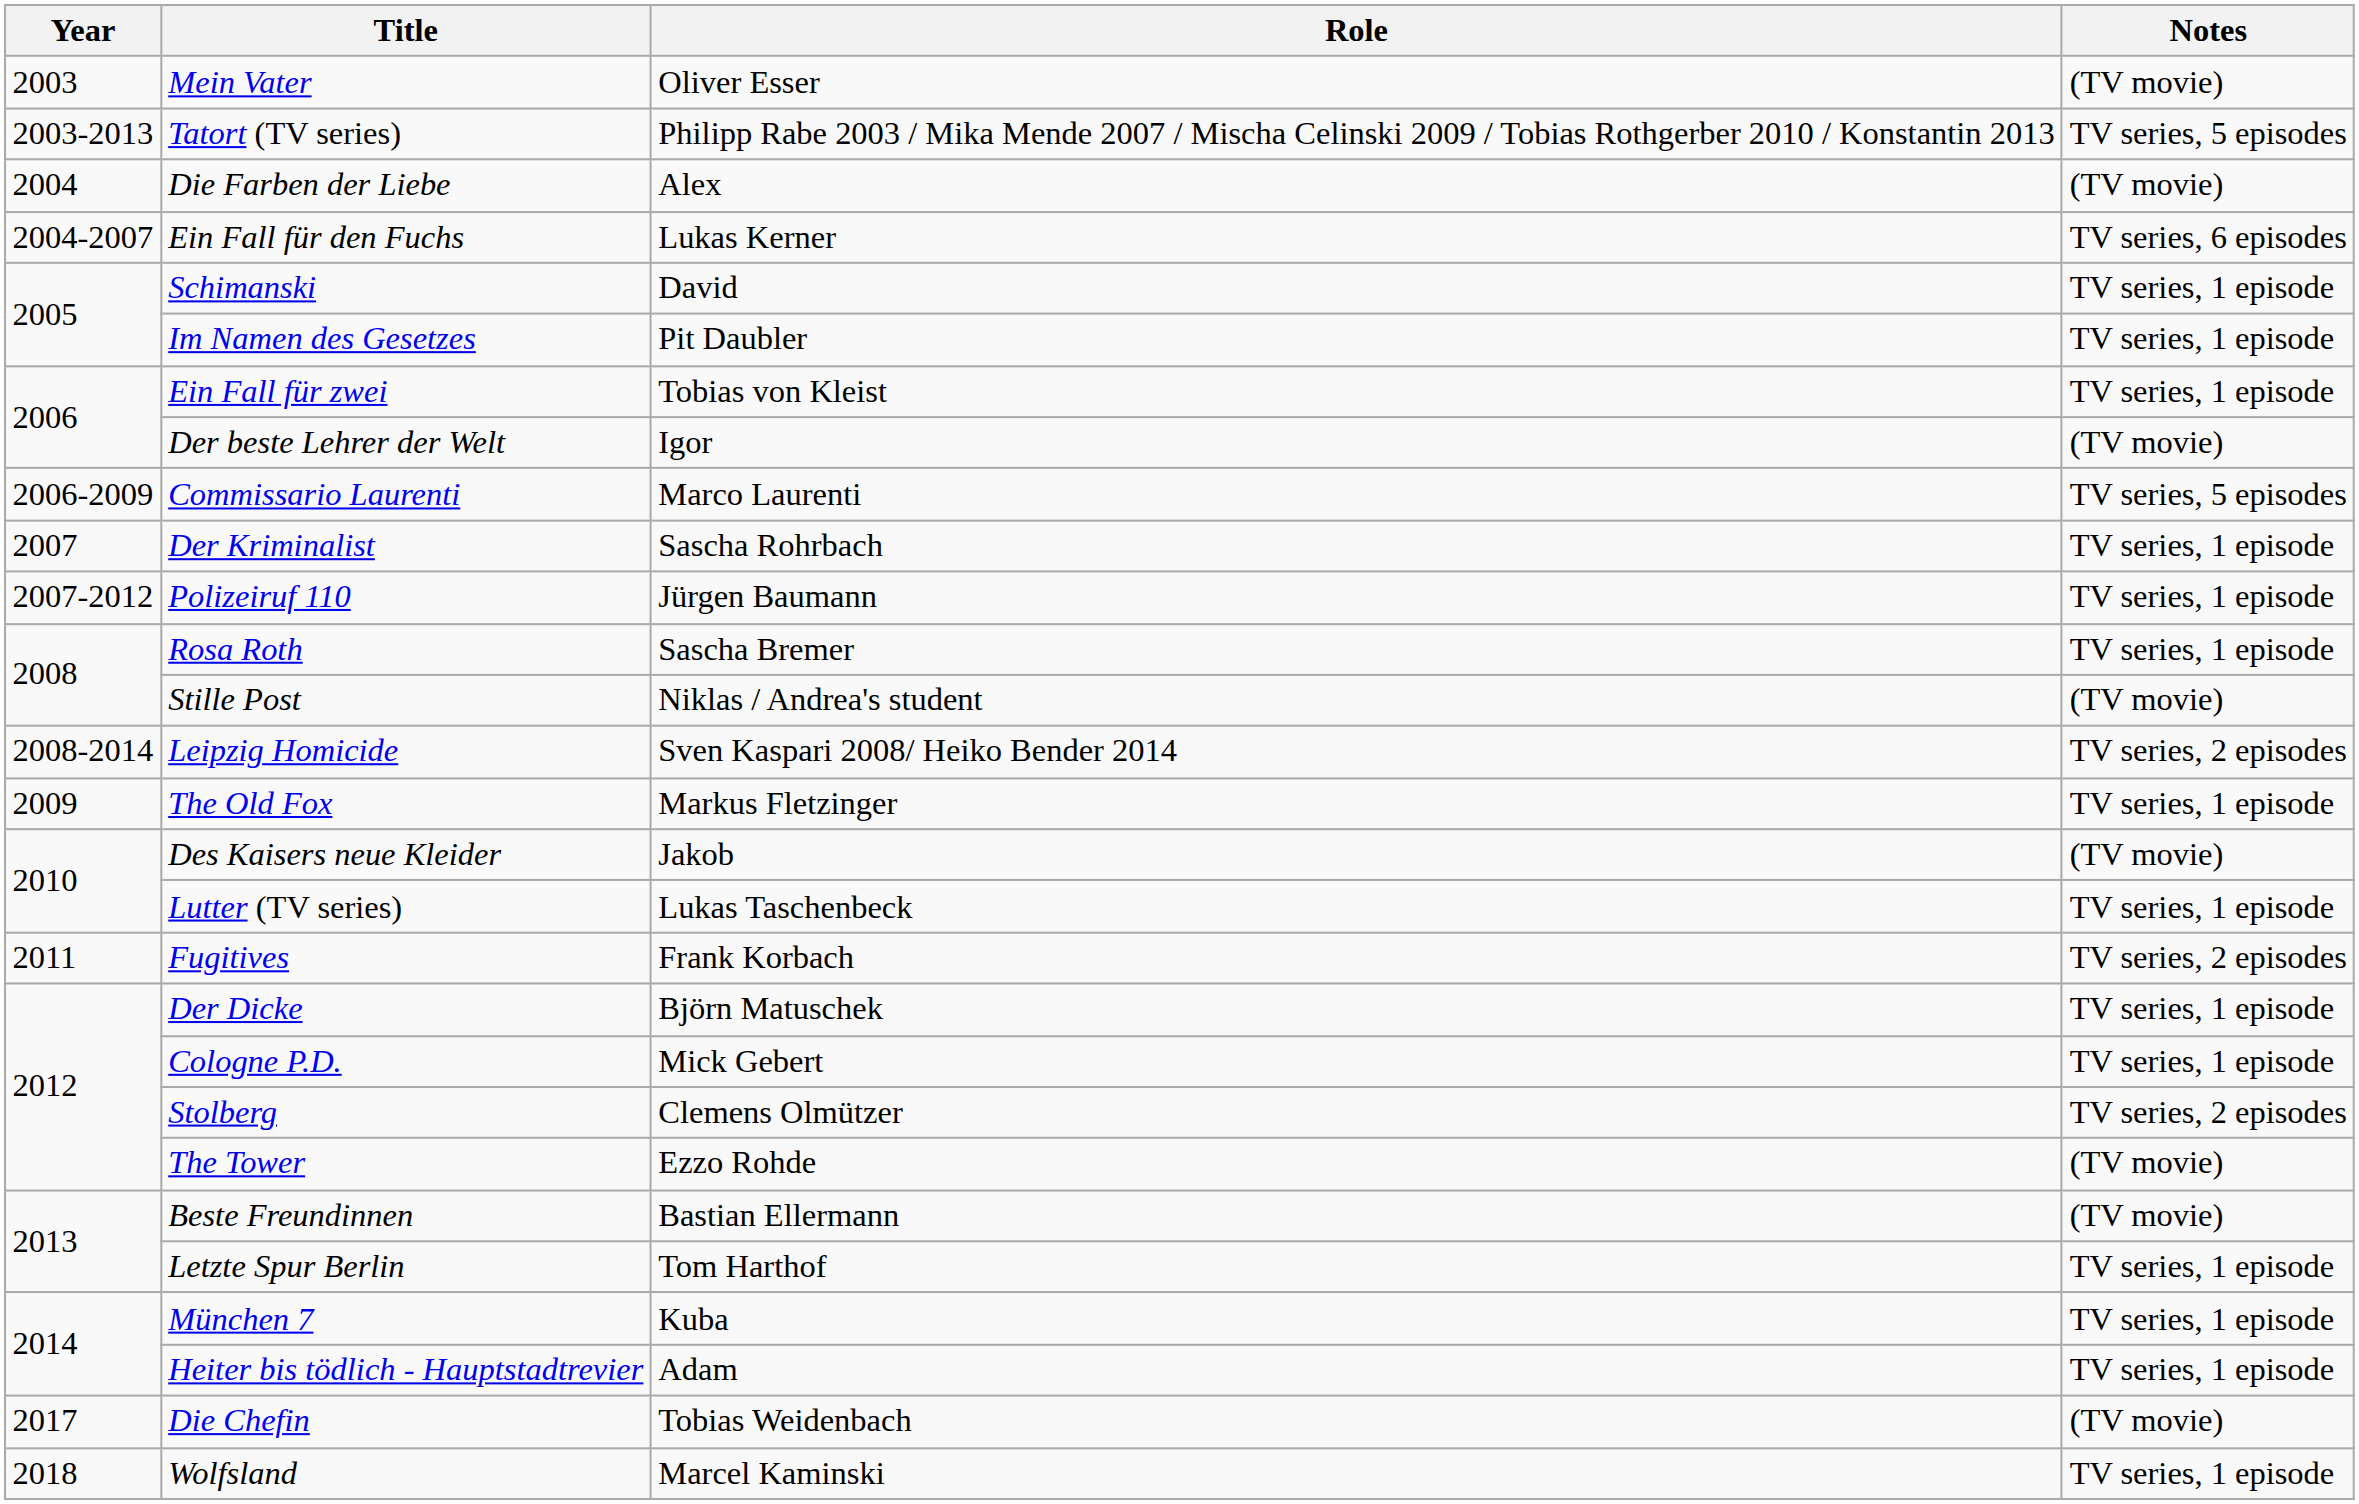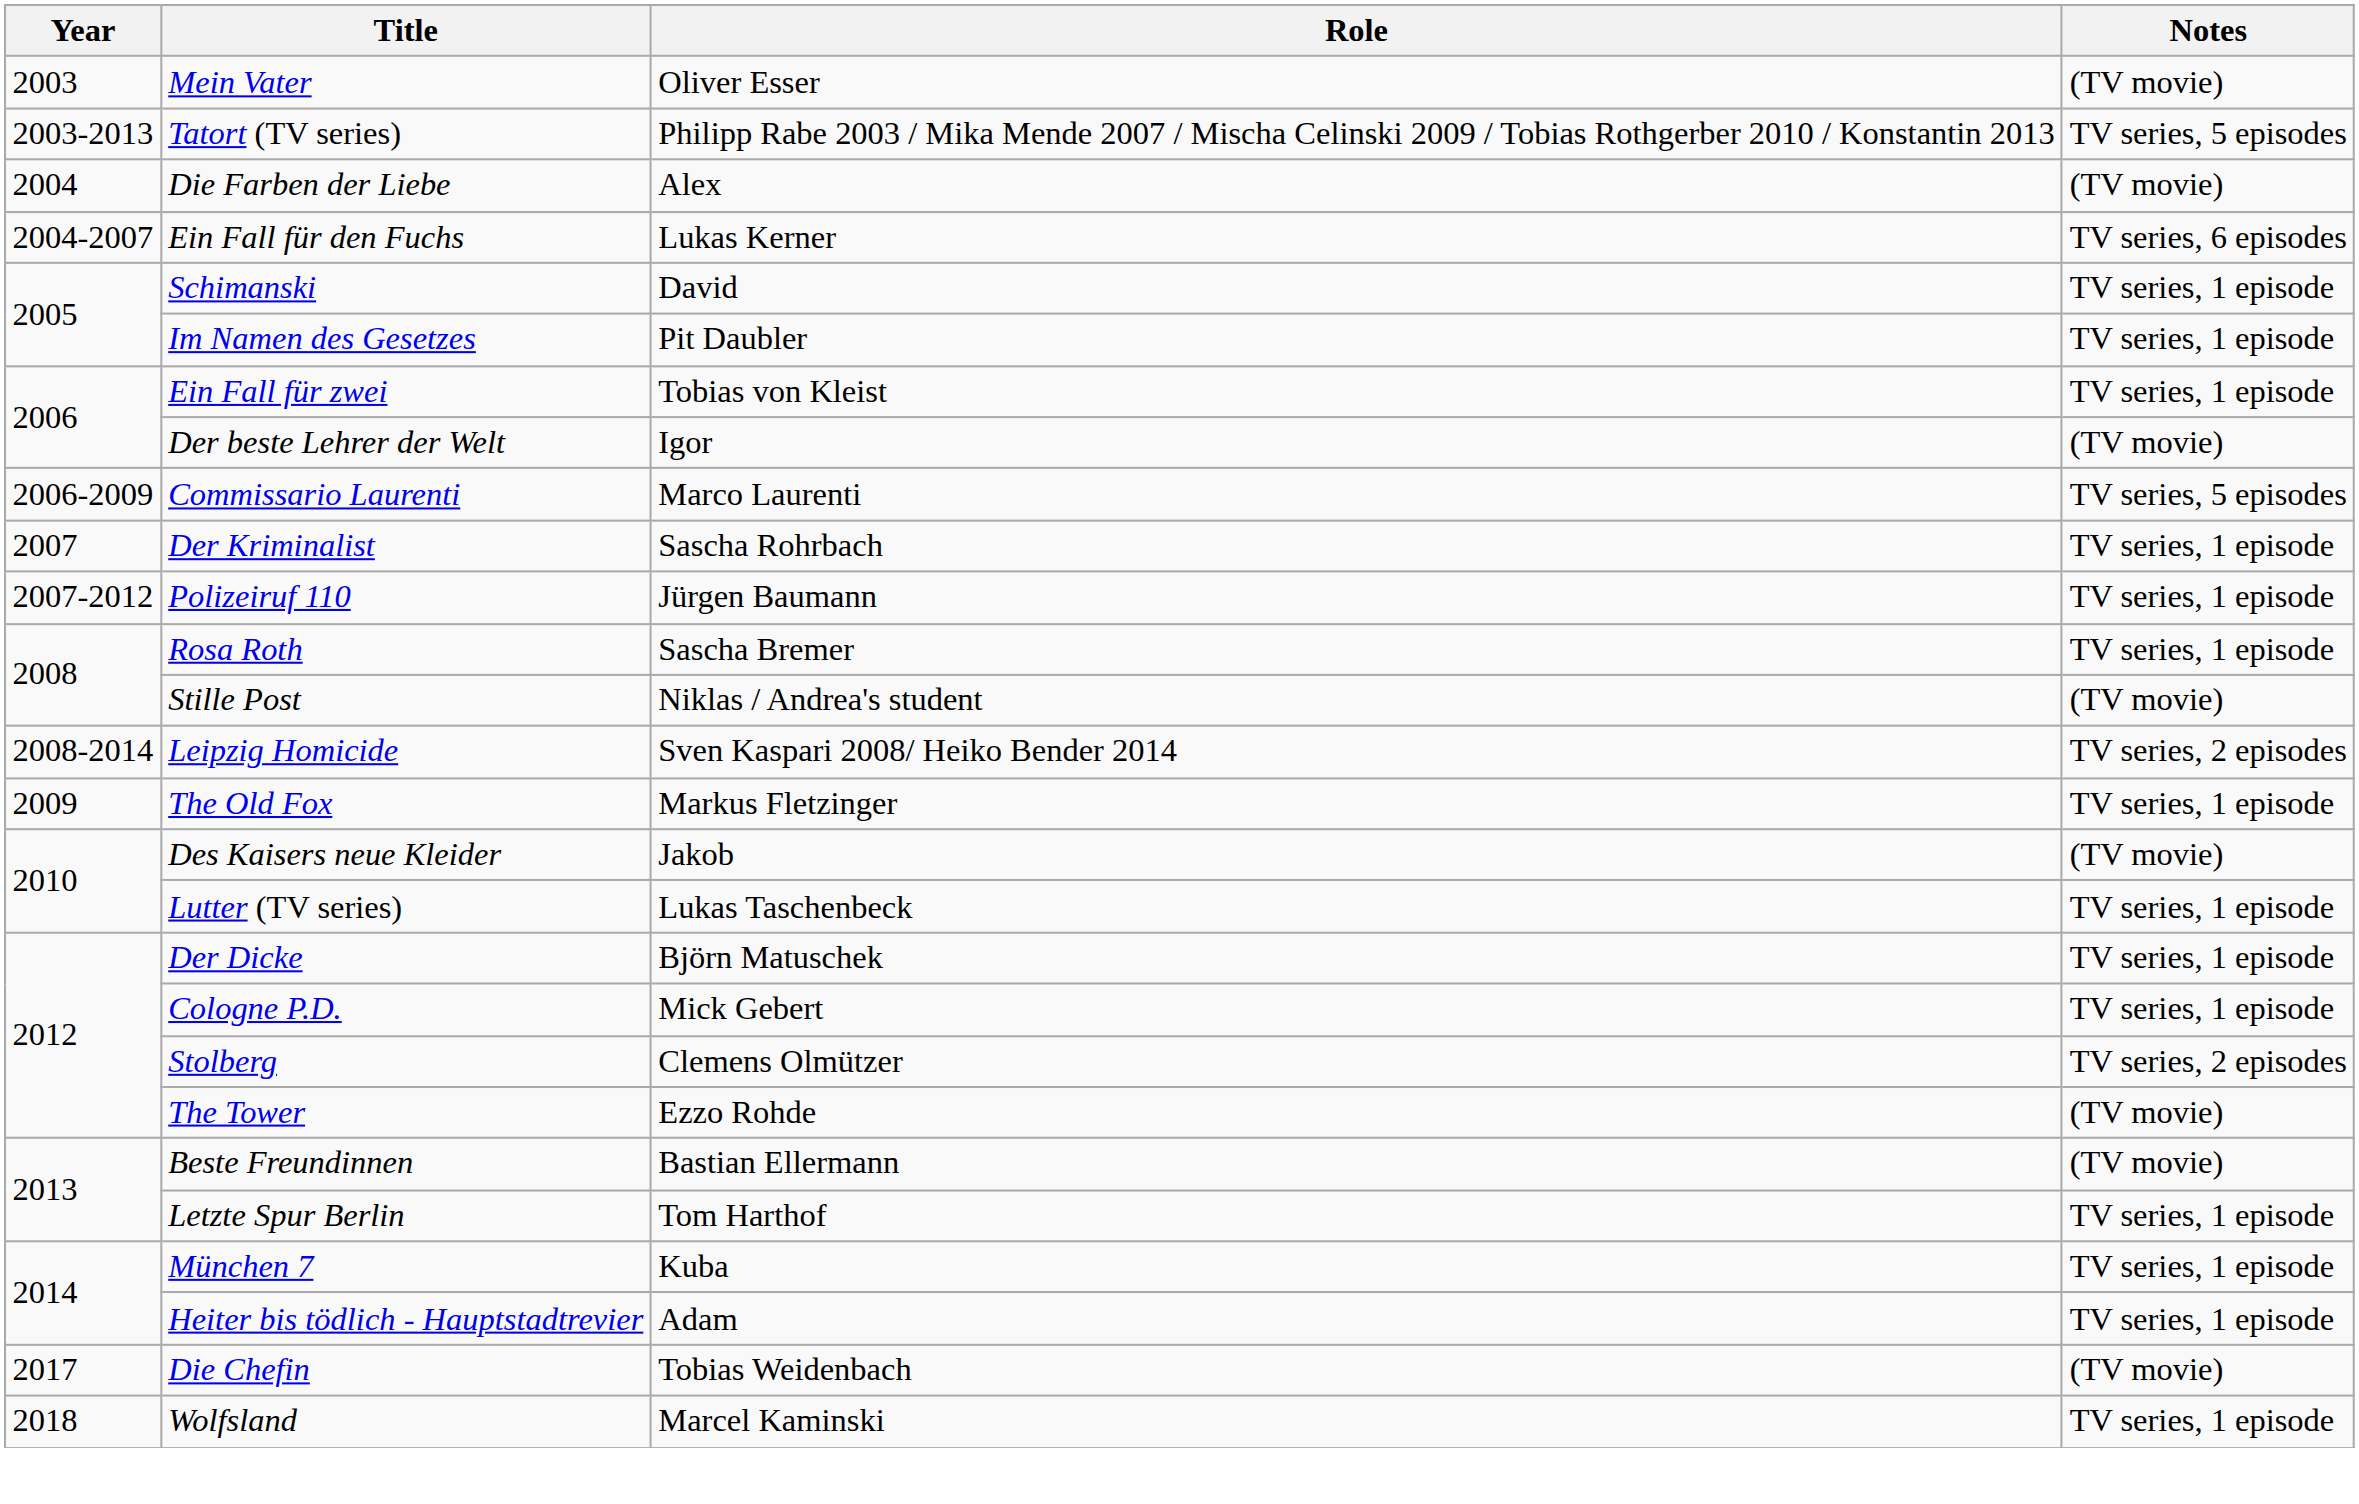- row: (229, 957)
